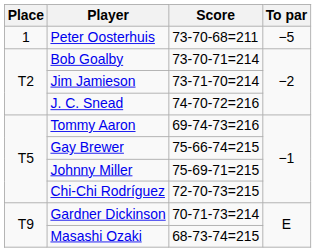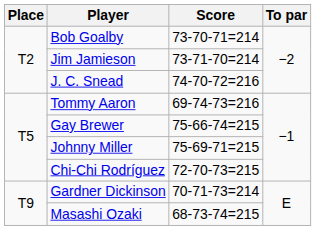- row: (103, 37)
